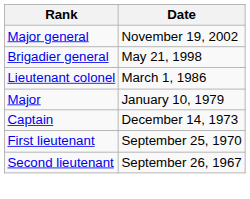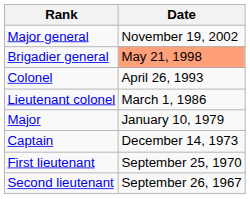(162, 57) no background -> (162, 57) lightsalmon background
+ row: (30, 78)
